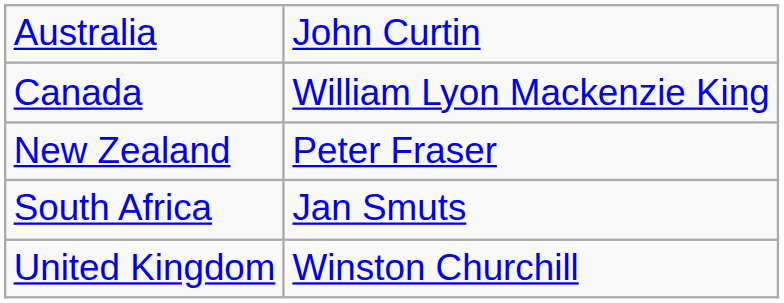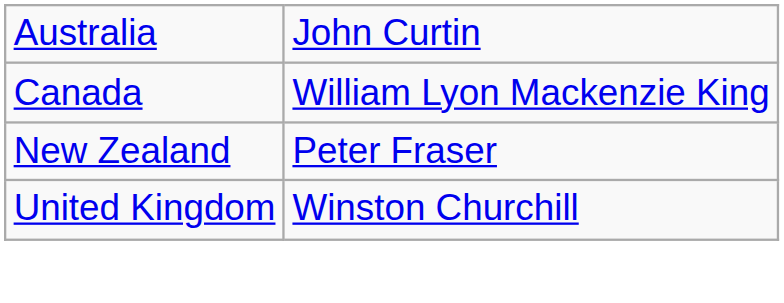- row: (113, 208)
